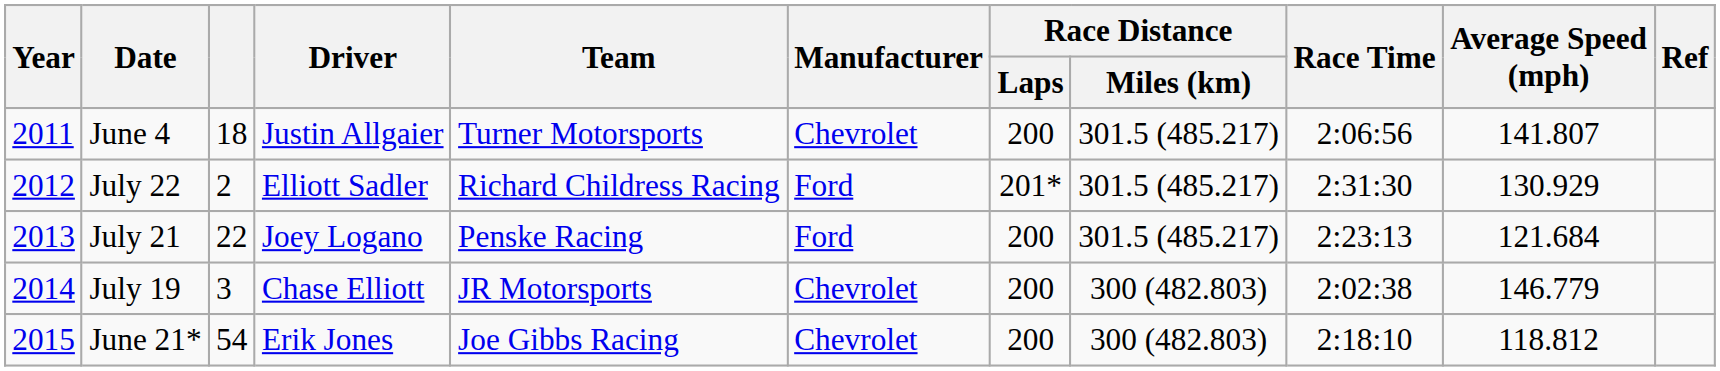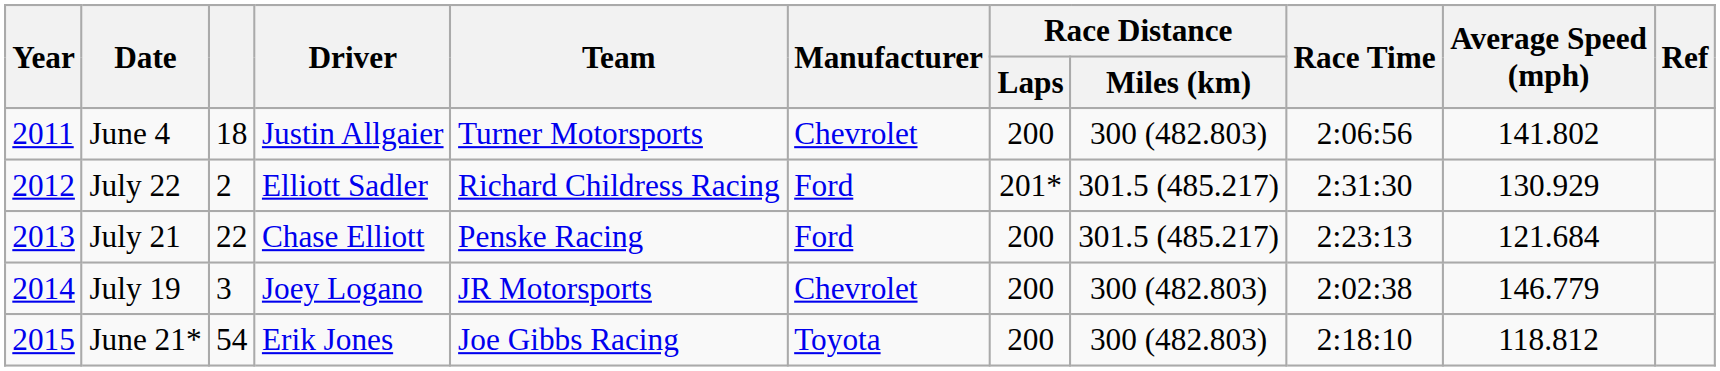(1179, 133) 301.5 (485.217) -> (1179, 133) 300 (482.803)
(1549, 133) 141.807 -> (1549, 133) 141.802
(342, 237) Joey Logano -> (343, 237) Chase Elliott
(343, 288) Chase Elliott -> (342, 288) Joey Logano
(856, 340) Chevrolet -> (837, 340) Toyota
